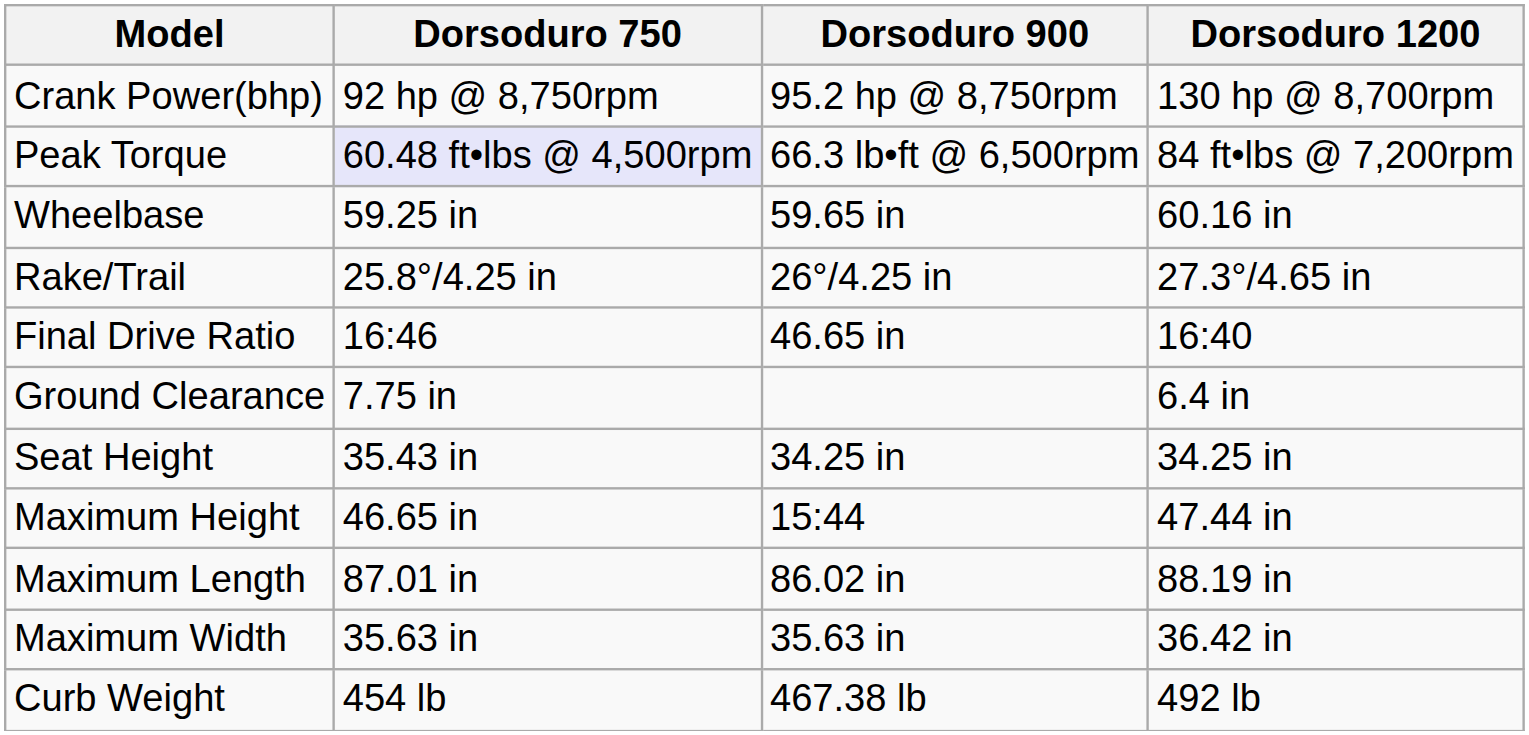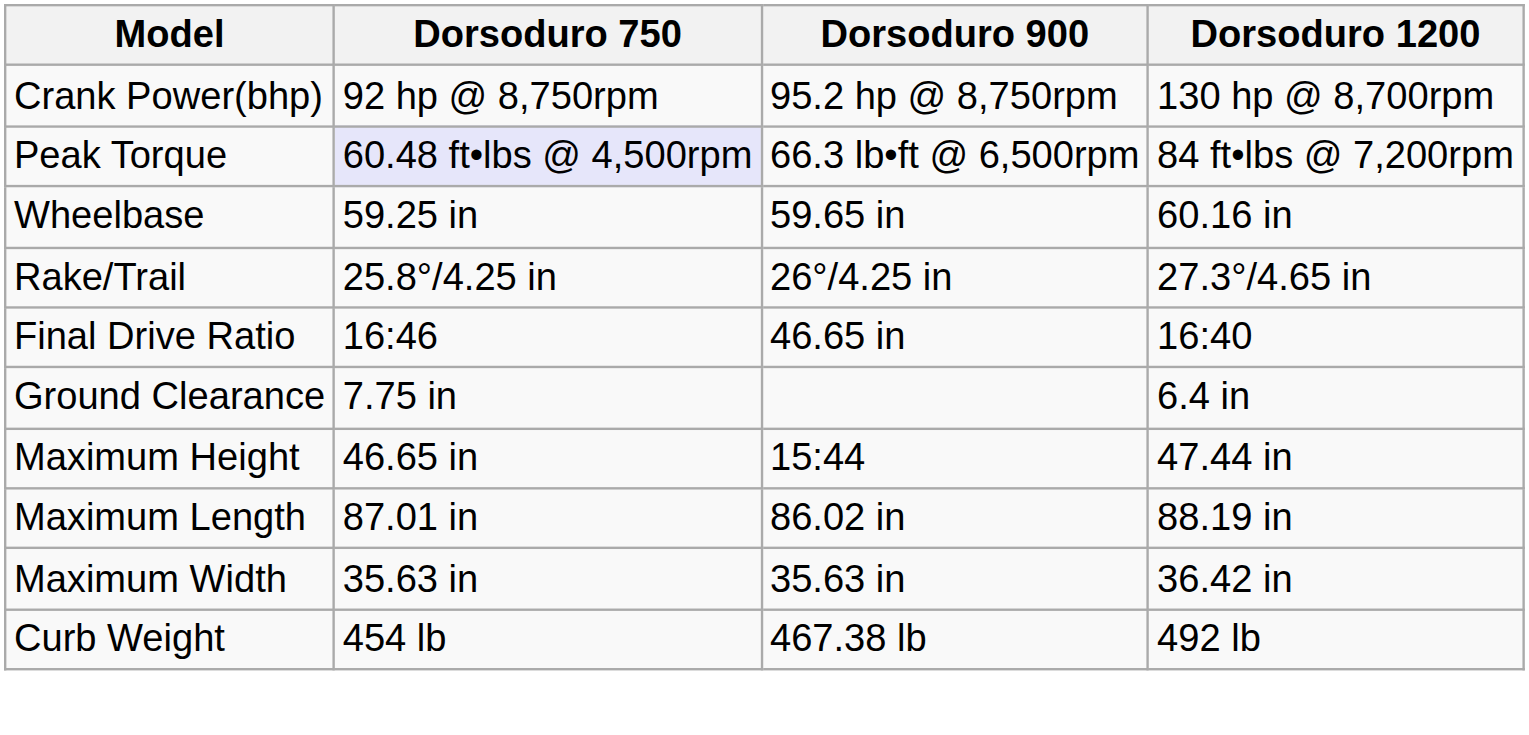- row: (113, 457)
